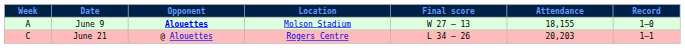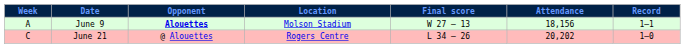(560, 24) 18,155 -> (560, 24) 18,156
(647, 24) 1–0 -> (647, 24) 1–1
(560, 37) 20,203 -> (560, 37) 20,202
(647, 37) 1–1 -> (647, 37) 1–0
